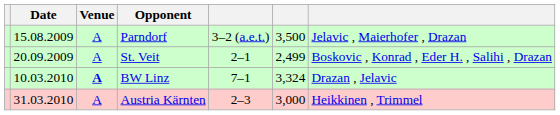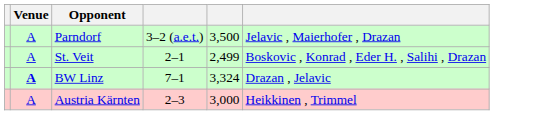- column: (43, 15)
